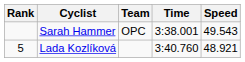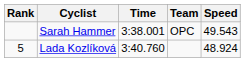columns swapped: (135, 13) <-> (177, 13)
(221, 48) 48.921 -> (221, 48) 48.924
